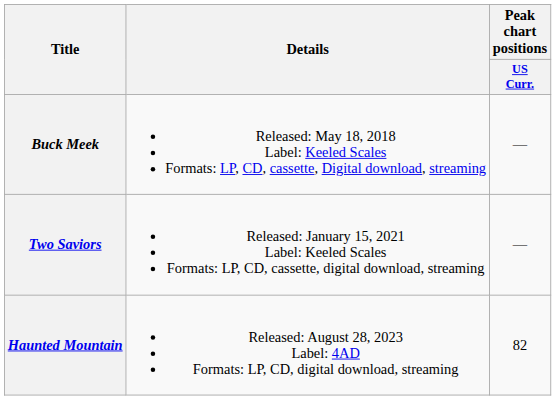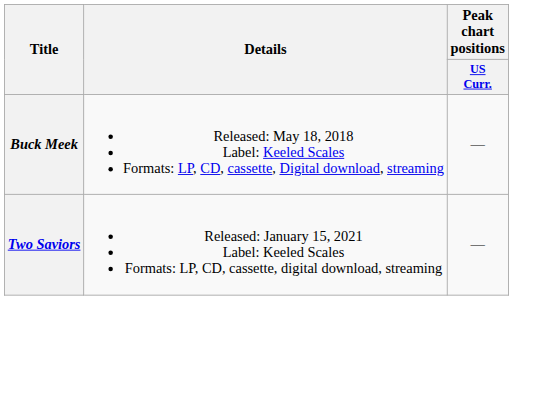- row: (65, 344)
